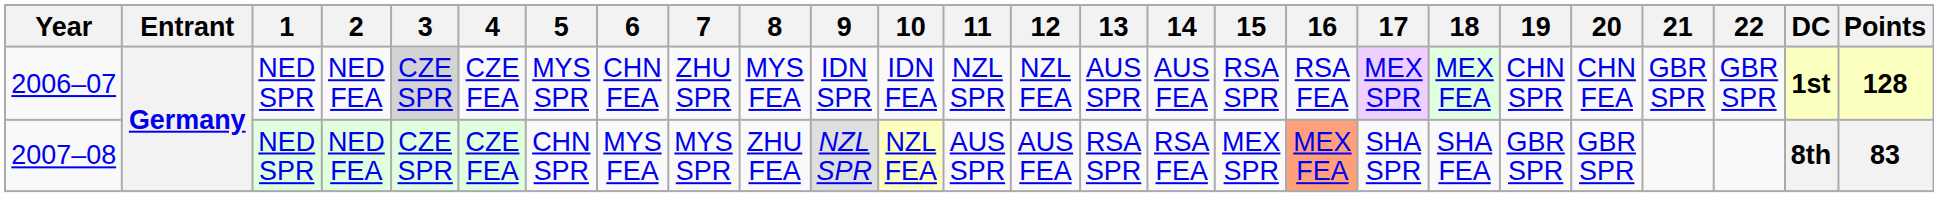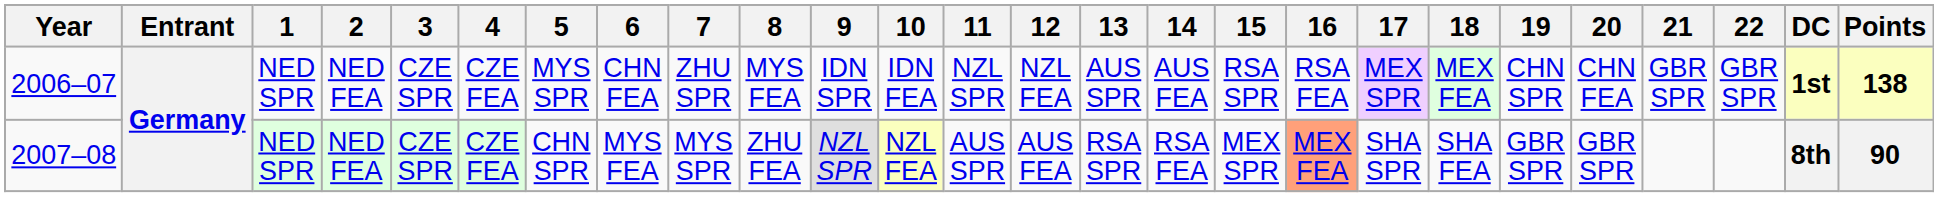(425, 83) lightgrey background -> (425, 83) no background
(1885, 83) 128 -> (1885, 83) 138
(1885, 155) 83 -> (1885, 155) 90
